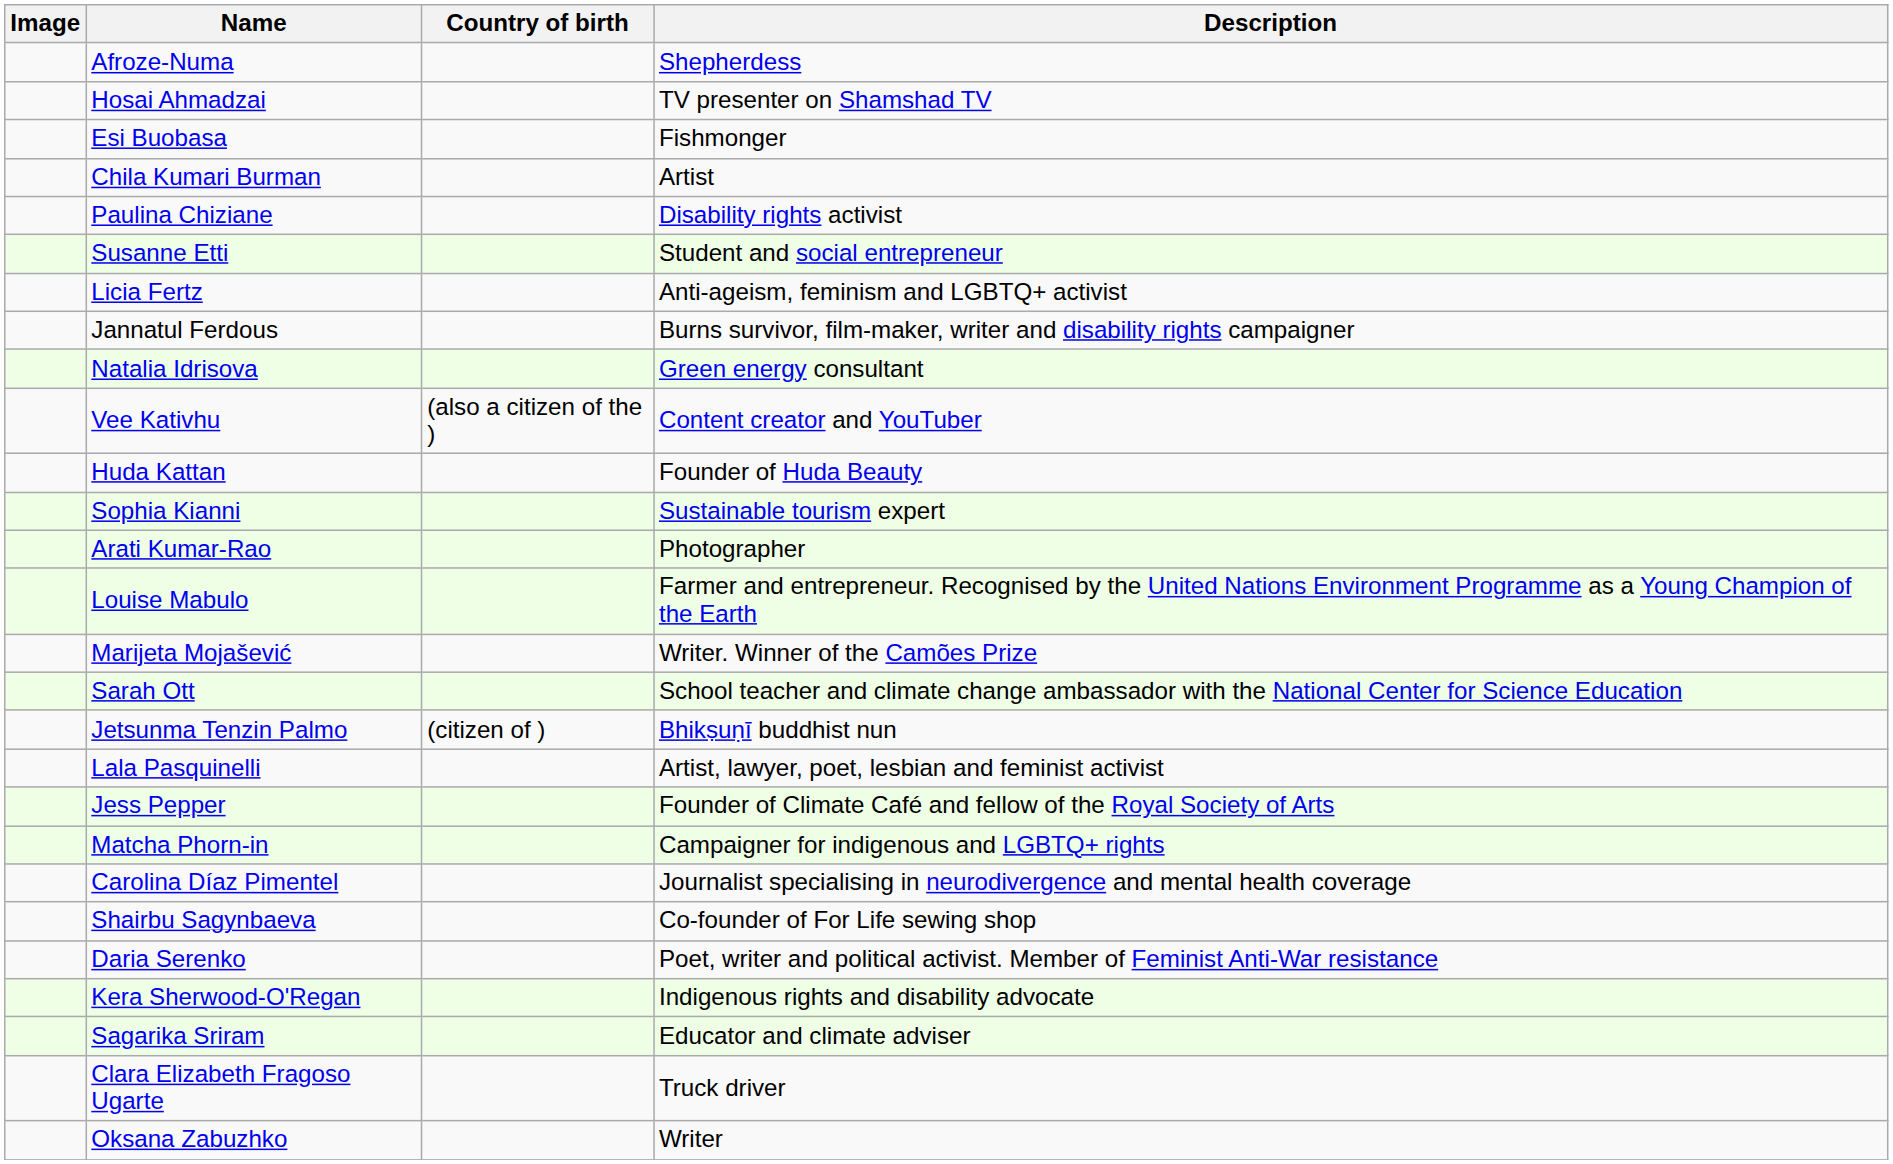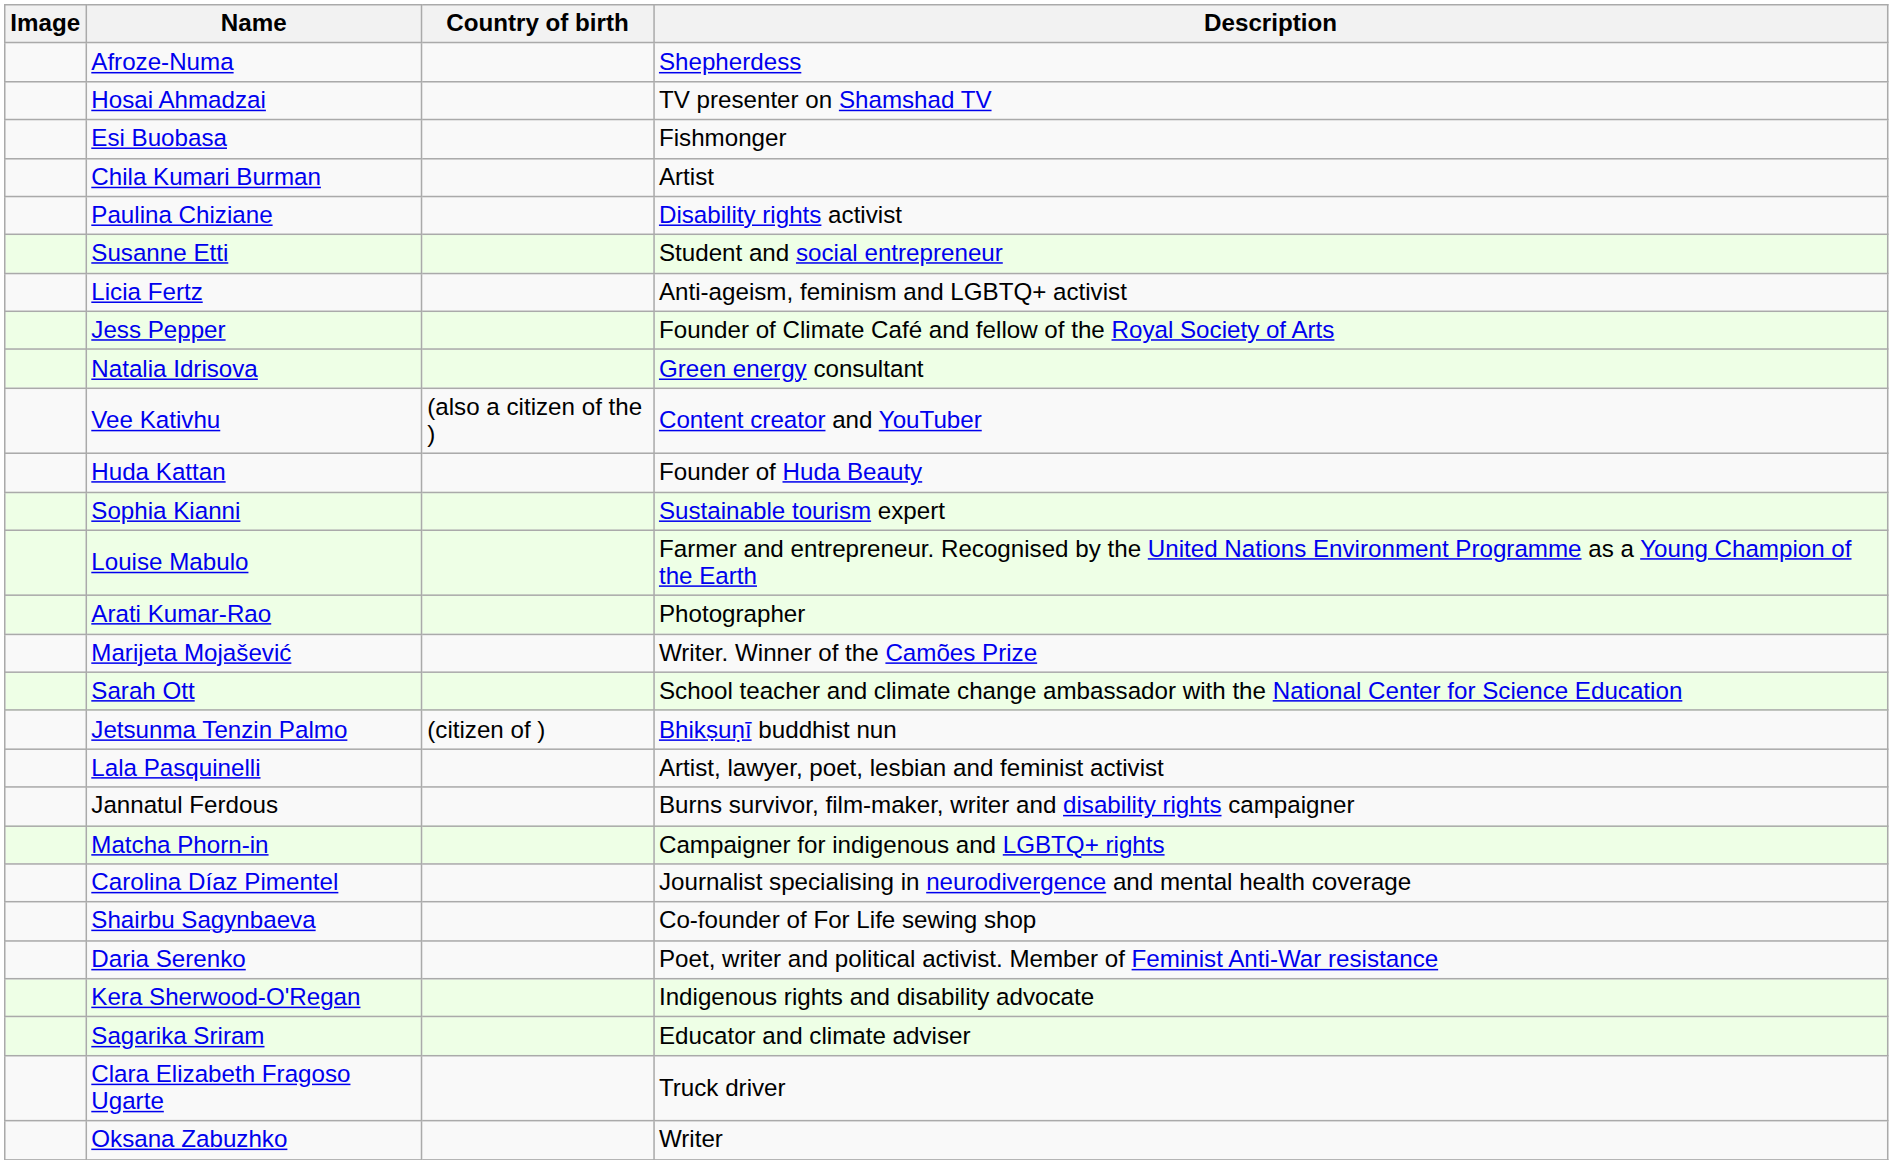rows swapped: (185, 330) <-> (158, 806)
rows swapped: (181, 548) <-> (170, 600)
